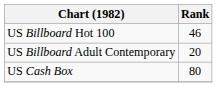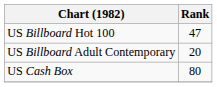(195, 33) 46 -> (195, 33) 47
